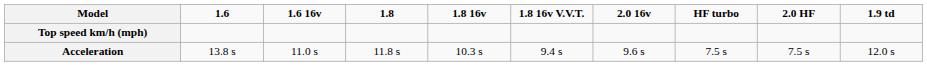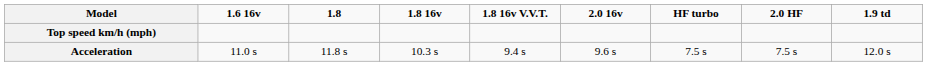- column: (222, 14)
